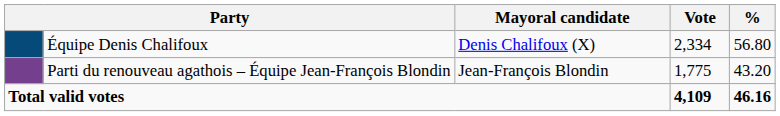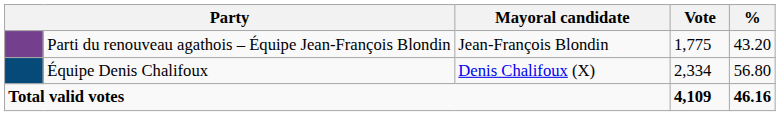rows swapped: (128, 44) <-> (249, 70)
